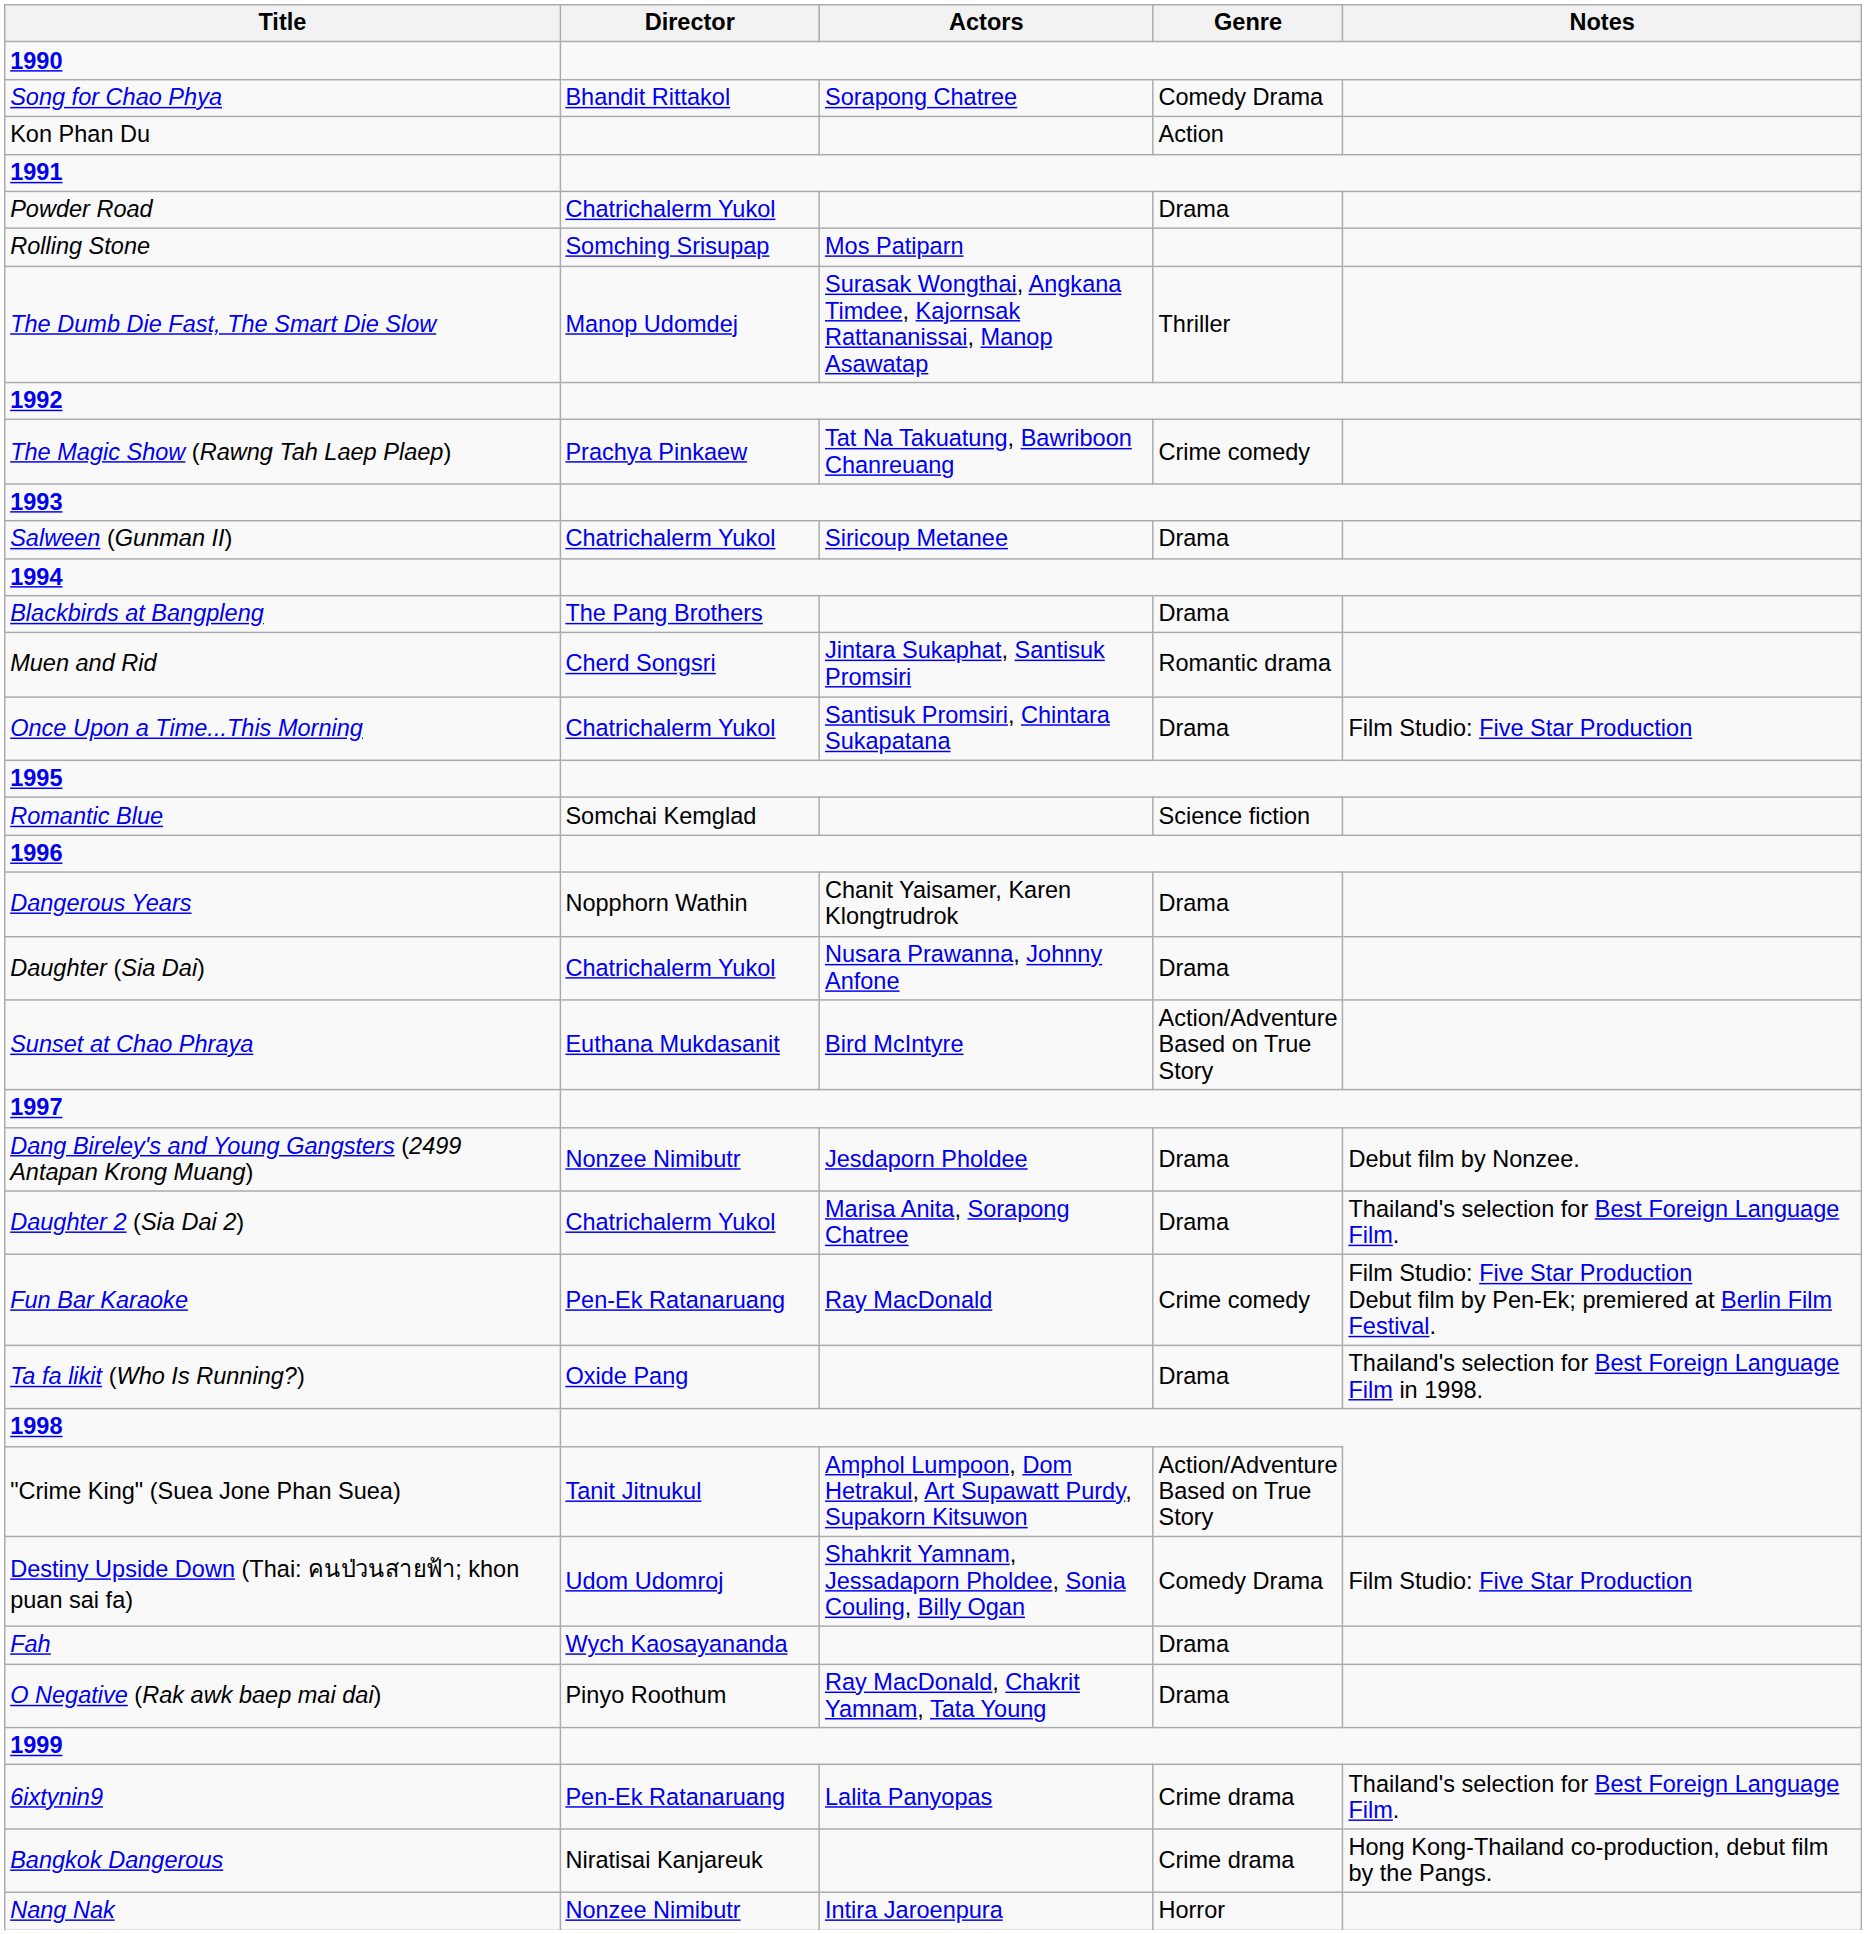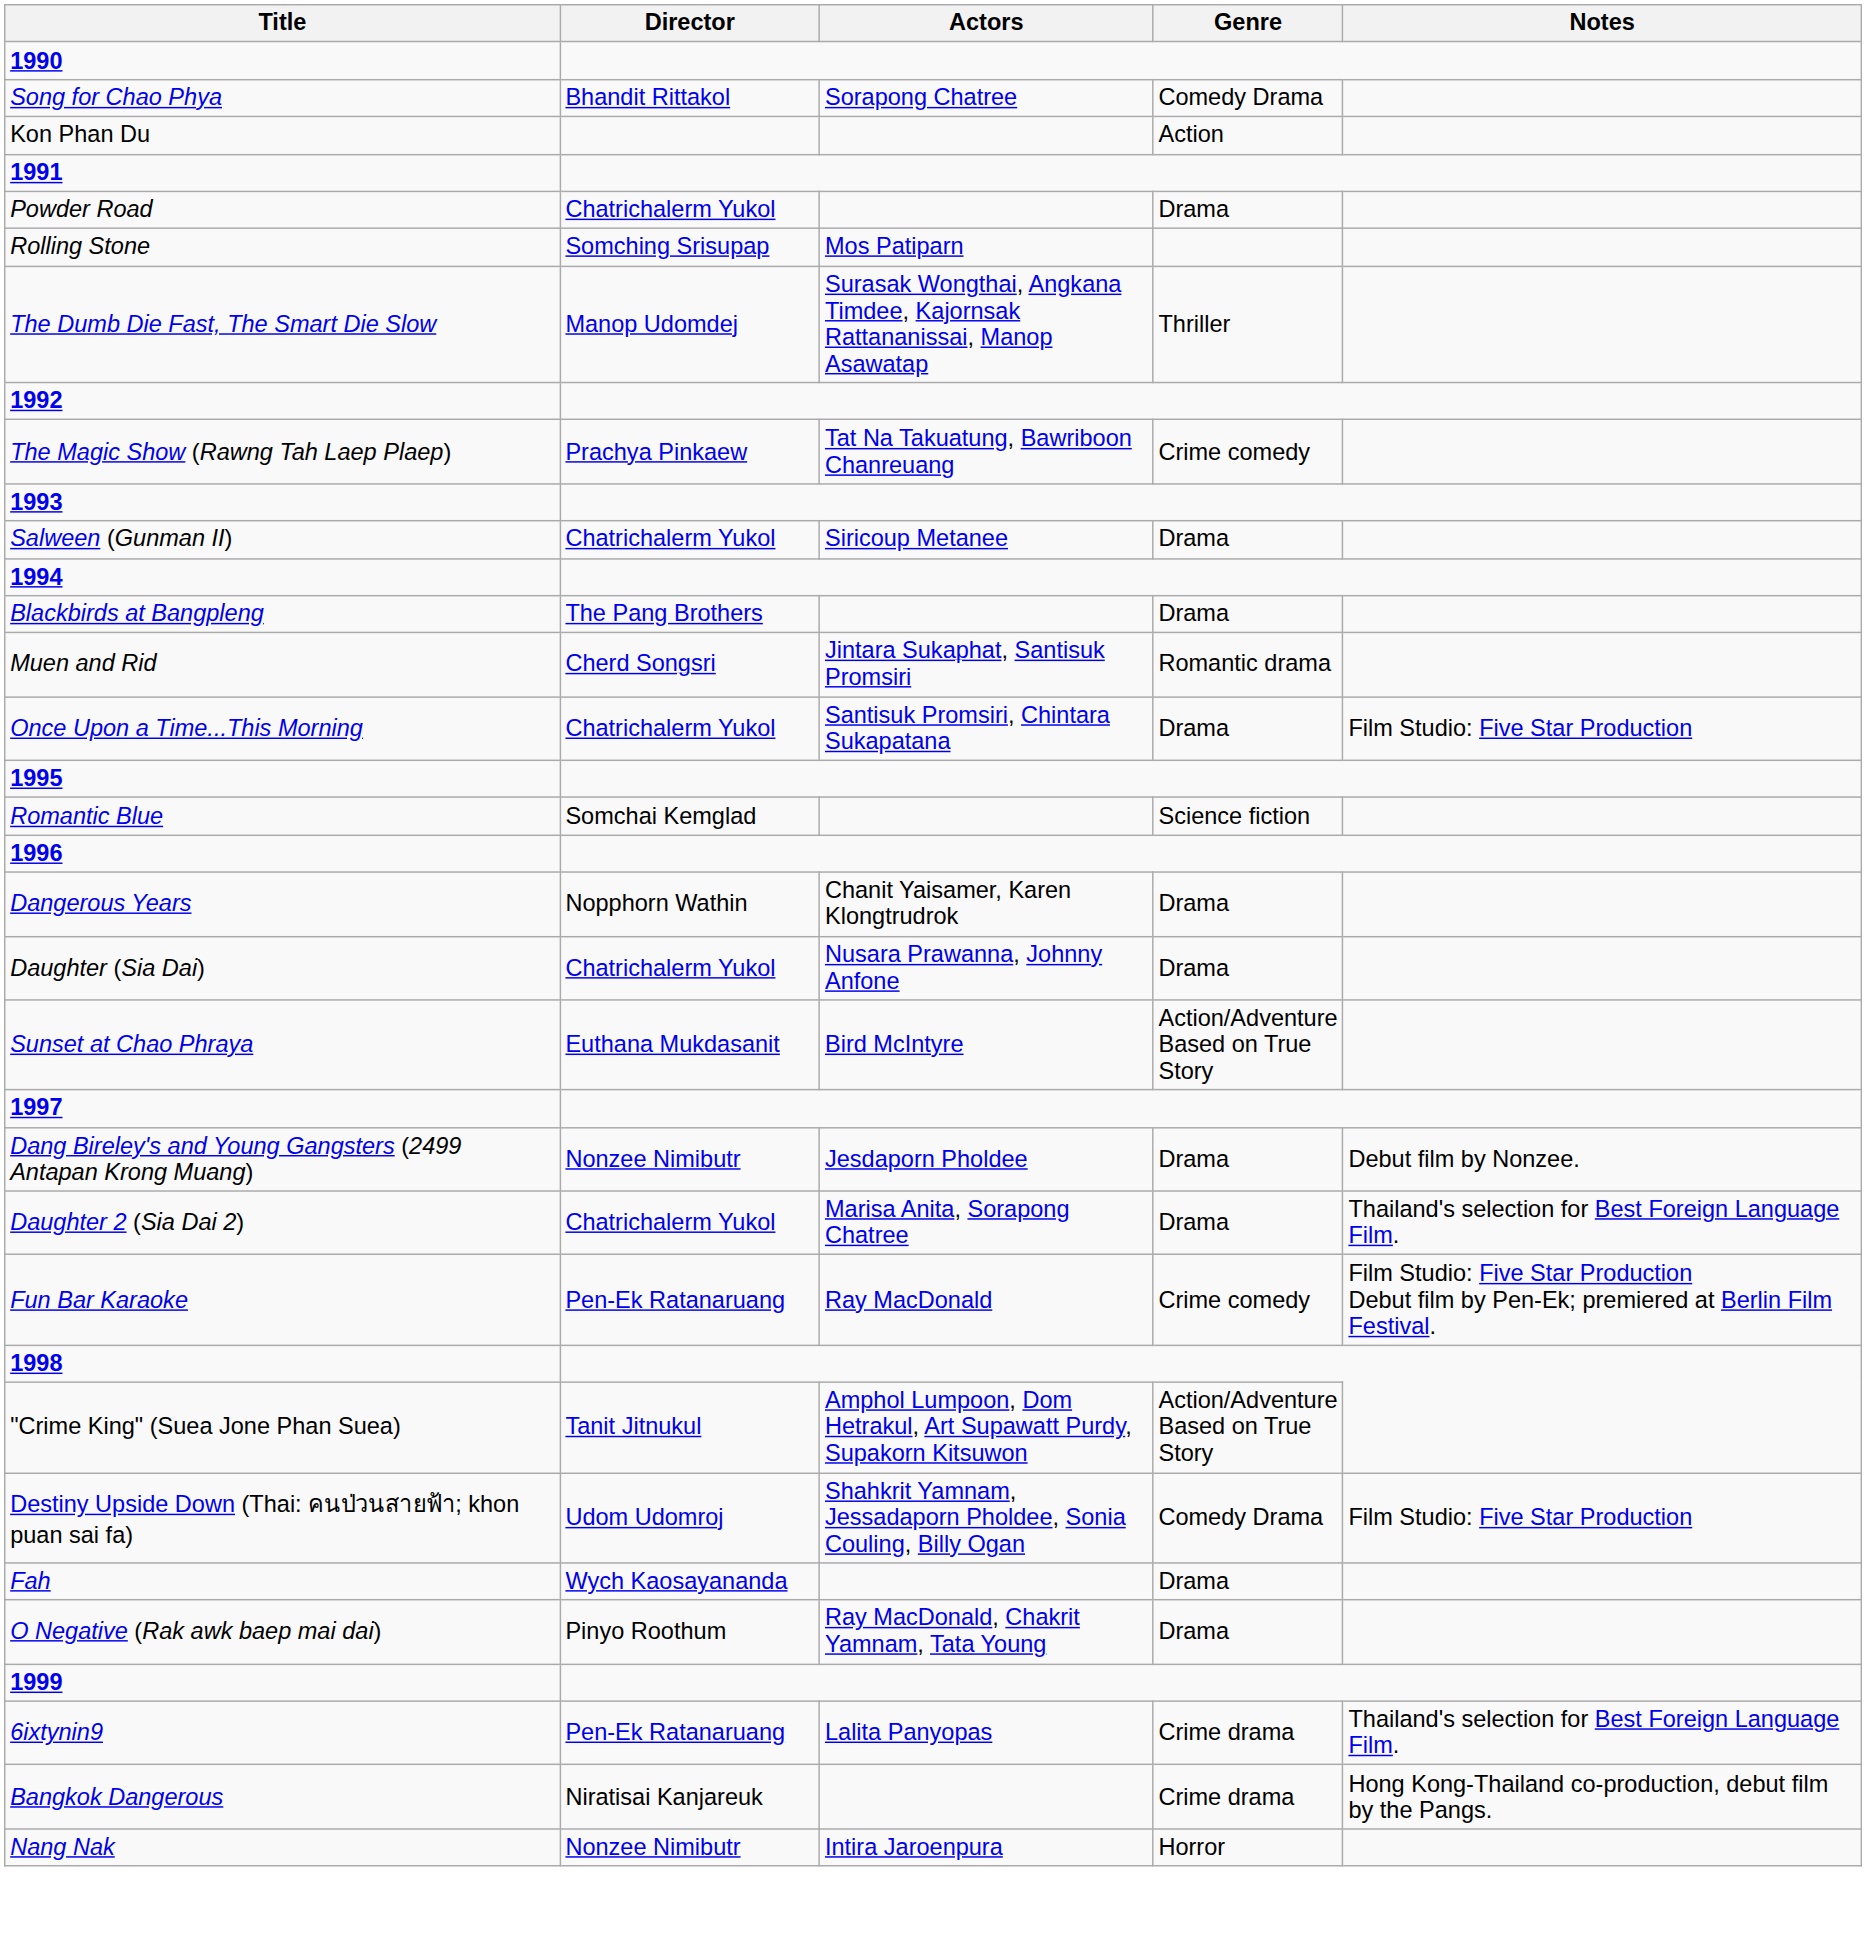- row: (157, 1376)
